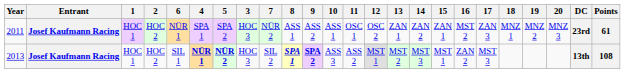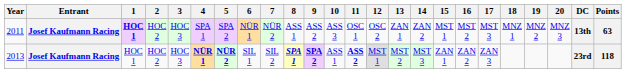columns swapped: (248, 11) <-> (178, 11)
(133, 31) normal -> (133, 31) bold
(333, 31) ASS 1 -> (335, 31) ASS 3
(443, 31) ZAN 1 -> (444, 31) MST 1
(488, 31) ZAN 3 -> (489, 31) MST 3
(581, 31) 23rd -> (583, 31) 13th
(606, 31) 61 -> (607, 31) 63
(333, 56) ASS 3 -> (335, 56) ASS 1
(354, 56) normal -> (355, 56) bold
(443, 56) MST 1 -> (444, 56) ZAN 1
(488, 56) MST 3 -> (489, 56) ZAN 3
(581, 56) 13th -> (583, 56) 23rd
(606, 56) 108 -> (607, 56) 118
